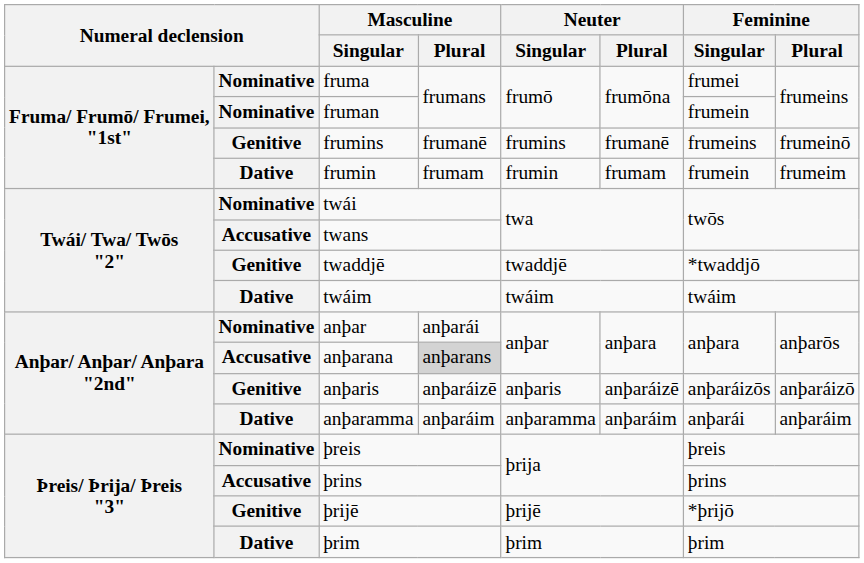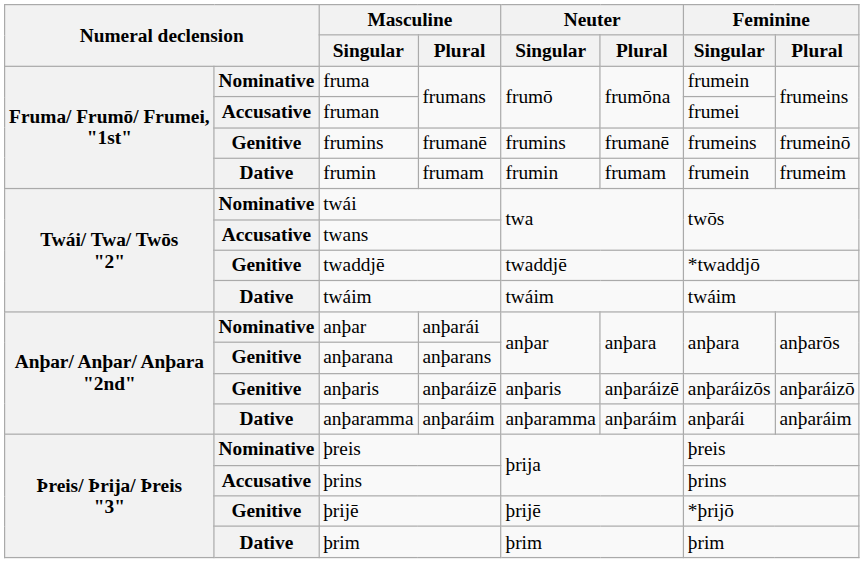(714, 81) frumei -> (718, 81) frumein
(266, 111) Nominative -> (266, 111) Accusative
(718, 111) frumein -> (714, 111) frumei
(266, 357) Accusative -> (266, 357) Genitive
(457, 357) lightgrey background -> (457, 357) no background
